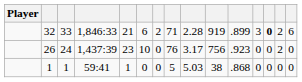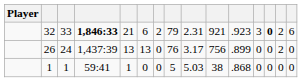(97, 31) normal -> (97, 31) bold
(172, 31) 71 -> (173, 31) 79
(193, 31) 2.28 -> (194, 31) 2.31
(217, 31) 919 -> (217, 31) 921
(240, 31) .899 -> (241, 31) .923
(128, 49) 23 -> (129, 49) 13
(145, 49) 10 -> (145, 49) 13
(240, 49) .923 -> (241, 49) .899
